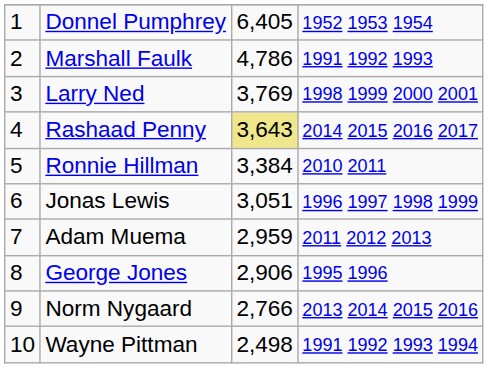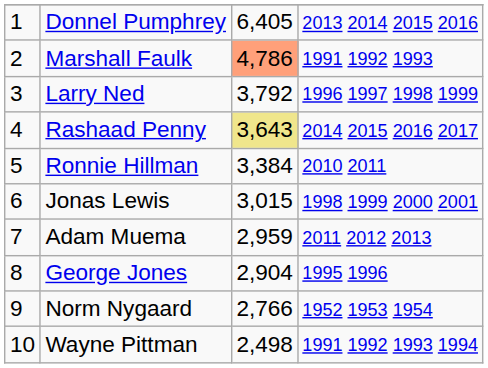(368, 23) 1952 1953 1954 -> (390, 23) 2013 2014 2015 2016
(265, 58) no background -> (265, 58) lightsalmon background
(265, 93) 3,769 -> (265, 93) 3,792
(390, 94) 1998 1999 2000 2001 -> (390, 94) 1996 1997 1998 1999
(265, 201) 3,051 -> (265, 201) 3,015
(390, 201) 1996 1997 1998 1999 -> (390, 201) 1998 1999 2000 2001
(265, 272) 2,906 -> (265, 272) 2,904
(390, 309) 2013 2014 2015 2016 -> (368, 309) 1952 1953 1954
